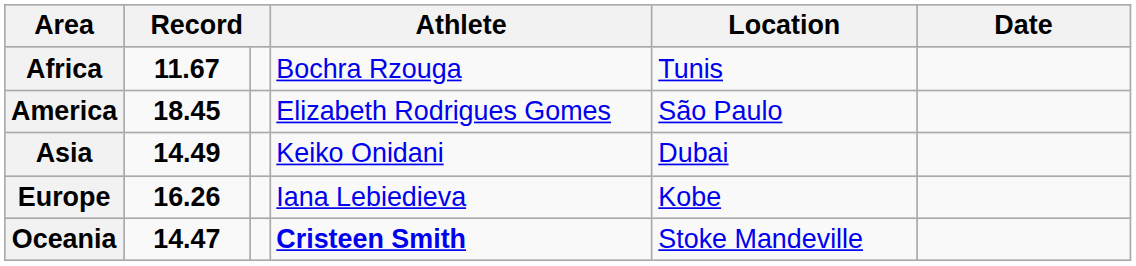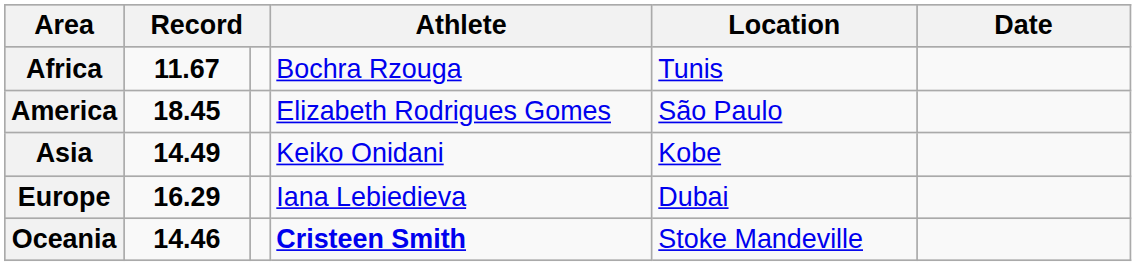(693, 153) Dubai -> (690, 153) Kobe
(187, 196) 16.26 -> (187, 196) 16.29
(690, 196) Kobe -> (693, 196) Dubai
(187, 238) 14.47 -> (187, 238) 14.46
